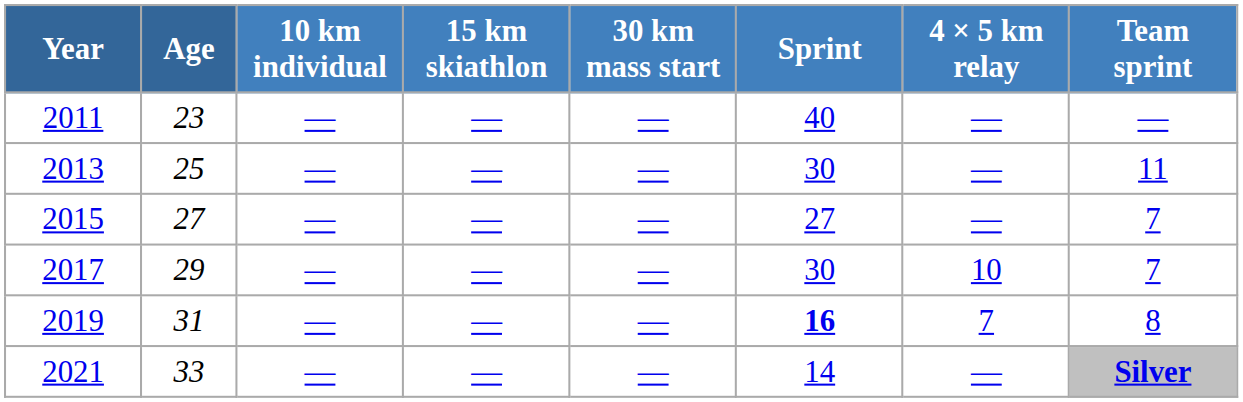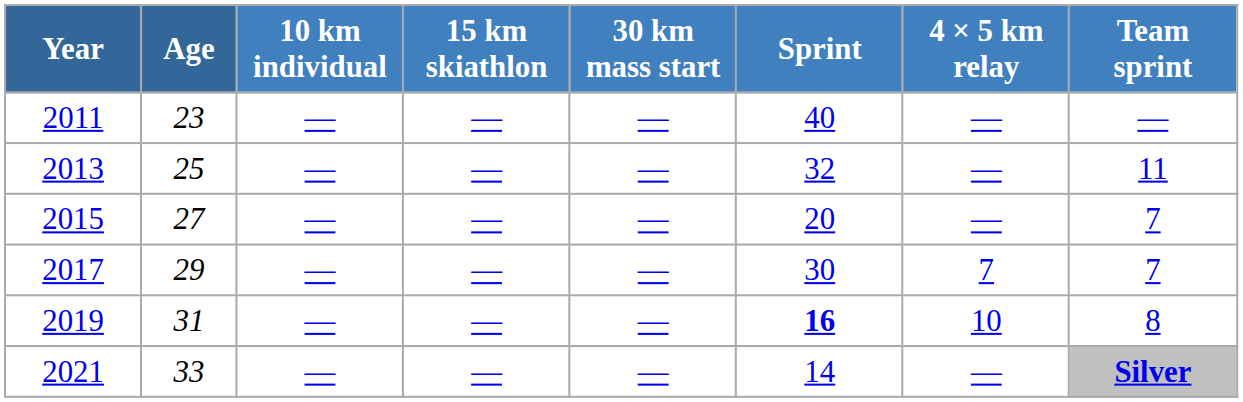(820, 168) 30 -> (820, 168) 32
(820, 219) 27 -> (820, 219) 20
(986, 270) 10 -> (986, 270) 7
(986, 321) 7 -> (986, 321) 10
